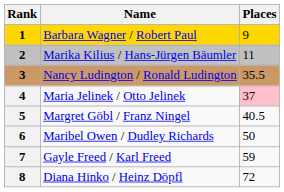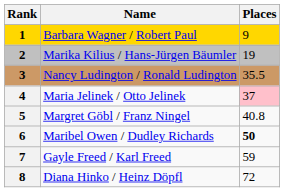(249, 55) 11 -> (249, 55) 19
(254, 116) 40.5 -> (254, 116) 40.8
(249, 136) normal -> (249, 136) bold
